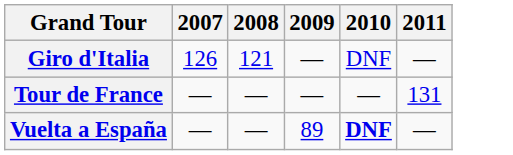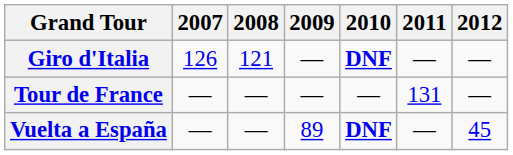+ column: (480, 22)
(369, 58) normal -> (369, 58) bold
